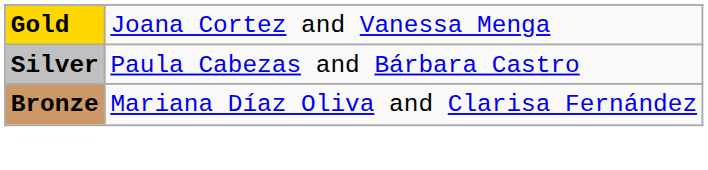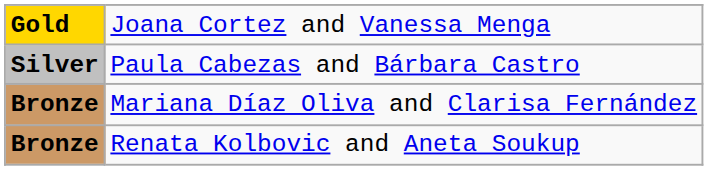+ row: (345, 144)
